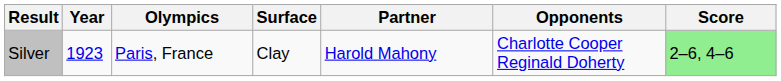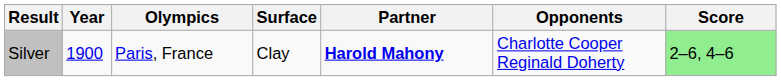(85, 52) 1923 -> (85, 52) 1900
(381, 52) normal -> (384, 52) bold
